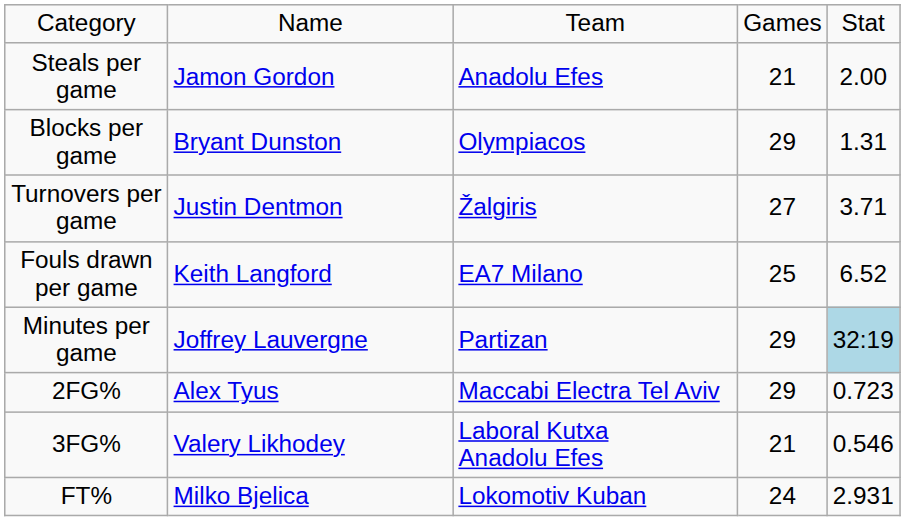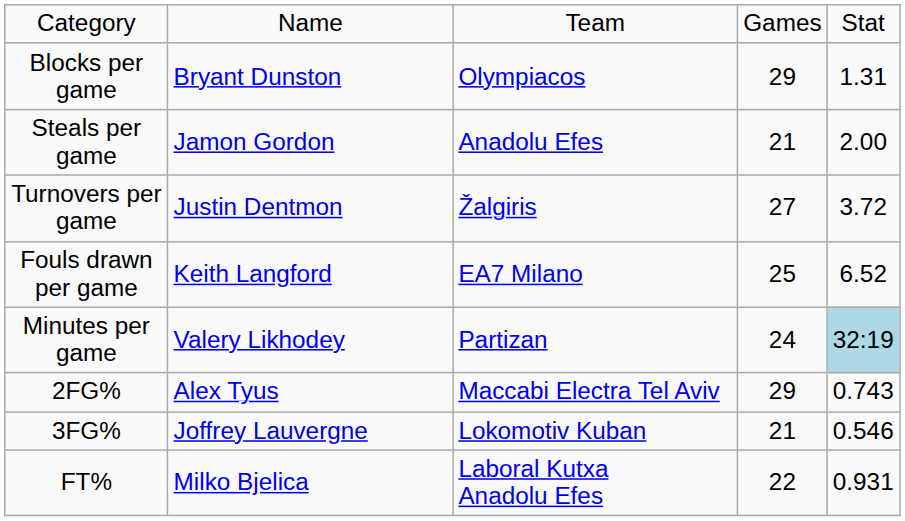rows swapped: (86, 76) <-> (86, 141)
(863, 207) 3.71 -> (863, 207) 3.72
(271, 339) Joffrey Lauvergne -> (259, 339) Valery Likhodey
(782, 339) 29 -> (782, 339) 24
(863, 392) 0.723 -> (863, 392) 0.743
(259, 444) Valery Likhodey -> (271, 430) Joffrey Lauvergne
(533, 444) Laboral Kutxa Anadolu Efes -> (552, 430) Lokomotiv Kuban
(552, 496) Lokomotiv Kuban -> (533, 482) Laboral Kutxa Anadolu Efes
(782, 496) 24 -> (782, 482) 22
(863, 496) 2.931 -> (863, 482) 0.931
